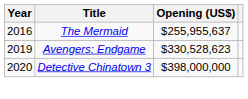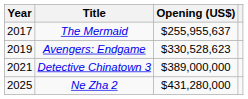(20, 31) 2016 -> (20, 31) 2017
(20, 67) 2020 -> (20, 67) 2021
(196, 67) $398,000,000 -> (196, 67) $389,000,000
+ row: (94, 85)
